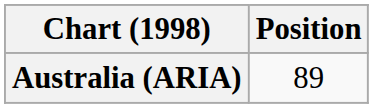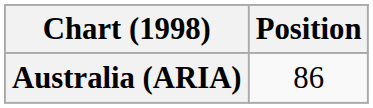(309, 77) 89 -> (309, 77) 86
